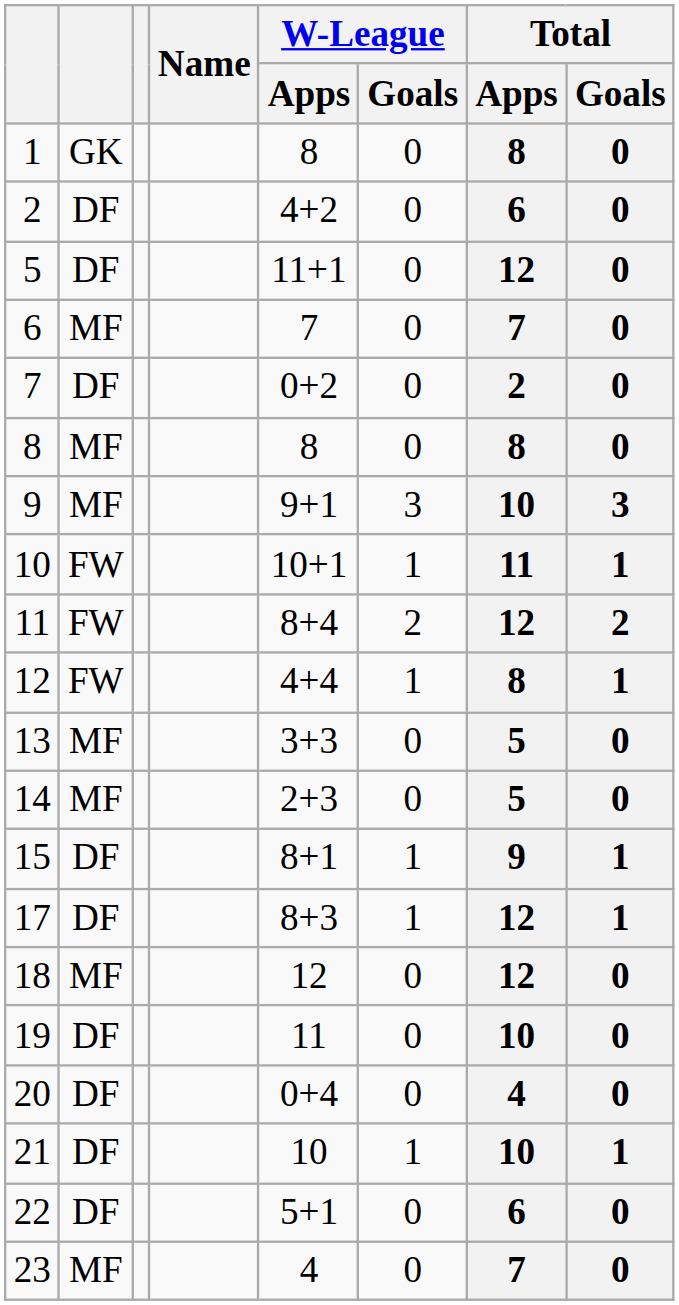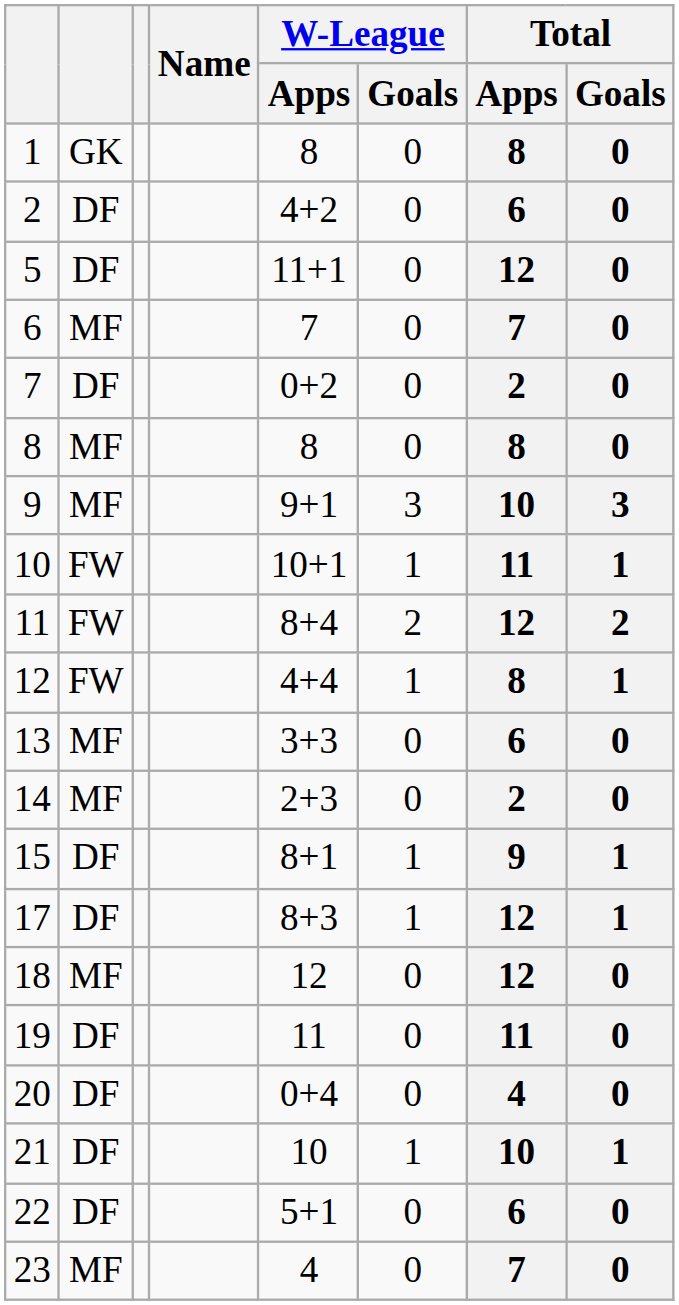(517, 740) 5 -> (517, 740) 6
(517, 799) 5 -> (517, 799) 2
(517, 1034) 10 -> (517, 1034) 11
